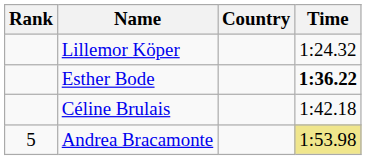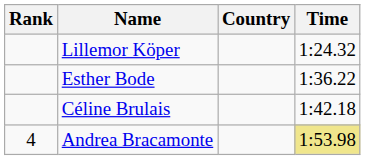(328, 79) bold -> (327, 79) normal
(31, 139) 5 -> (31, 139) 4
